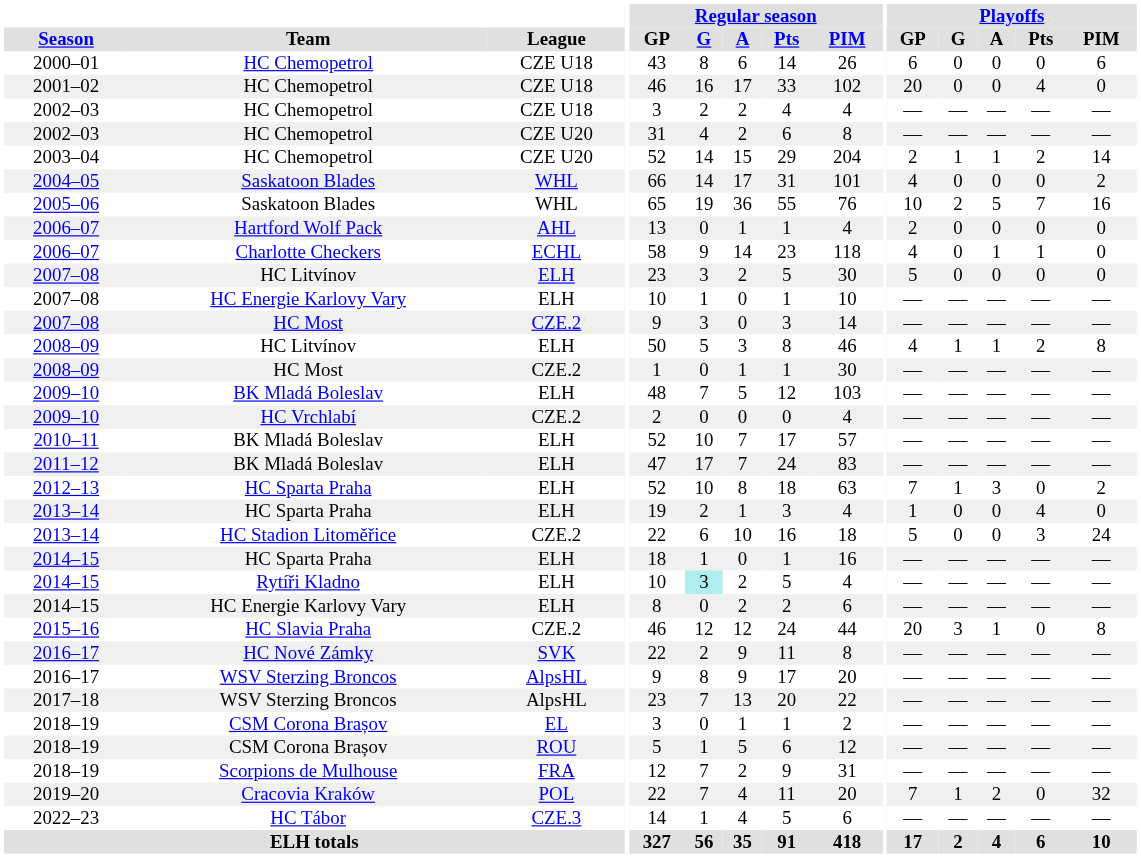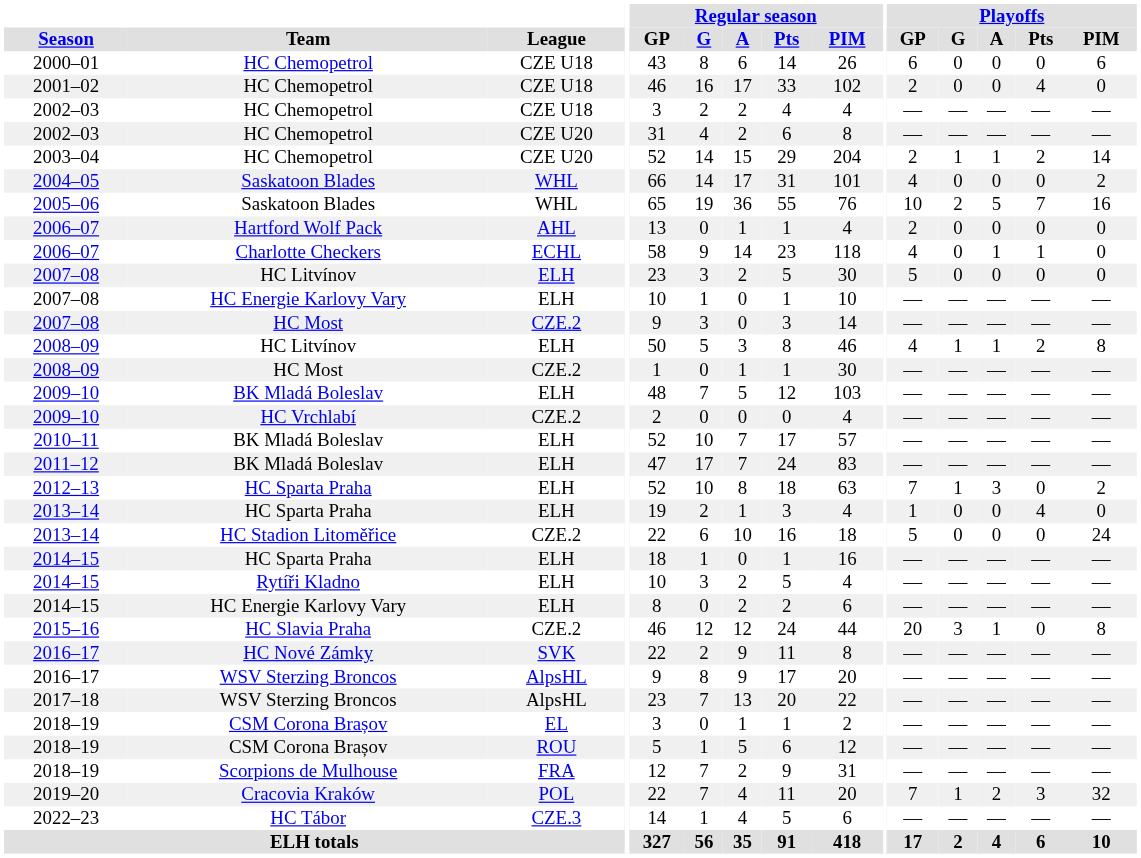(913, 86) 20 -> (913, 86) 2
(1041, 534) 3 -> (1041, 534) 0
(704, 582) paleturquoise background -> (704, 582) no background
(1041, 794) 0 -> (1041, 794) 3
